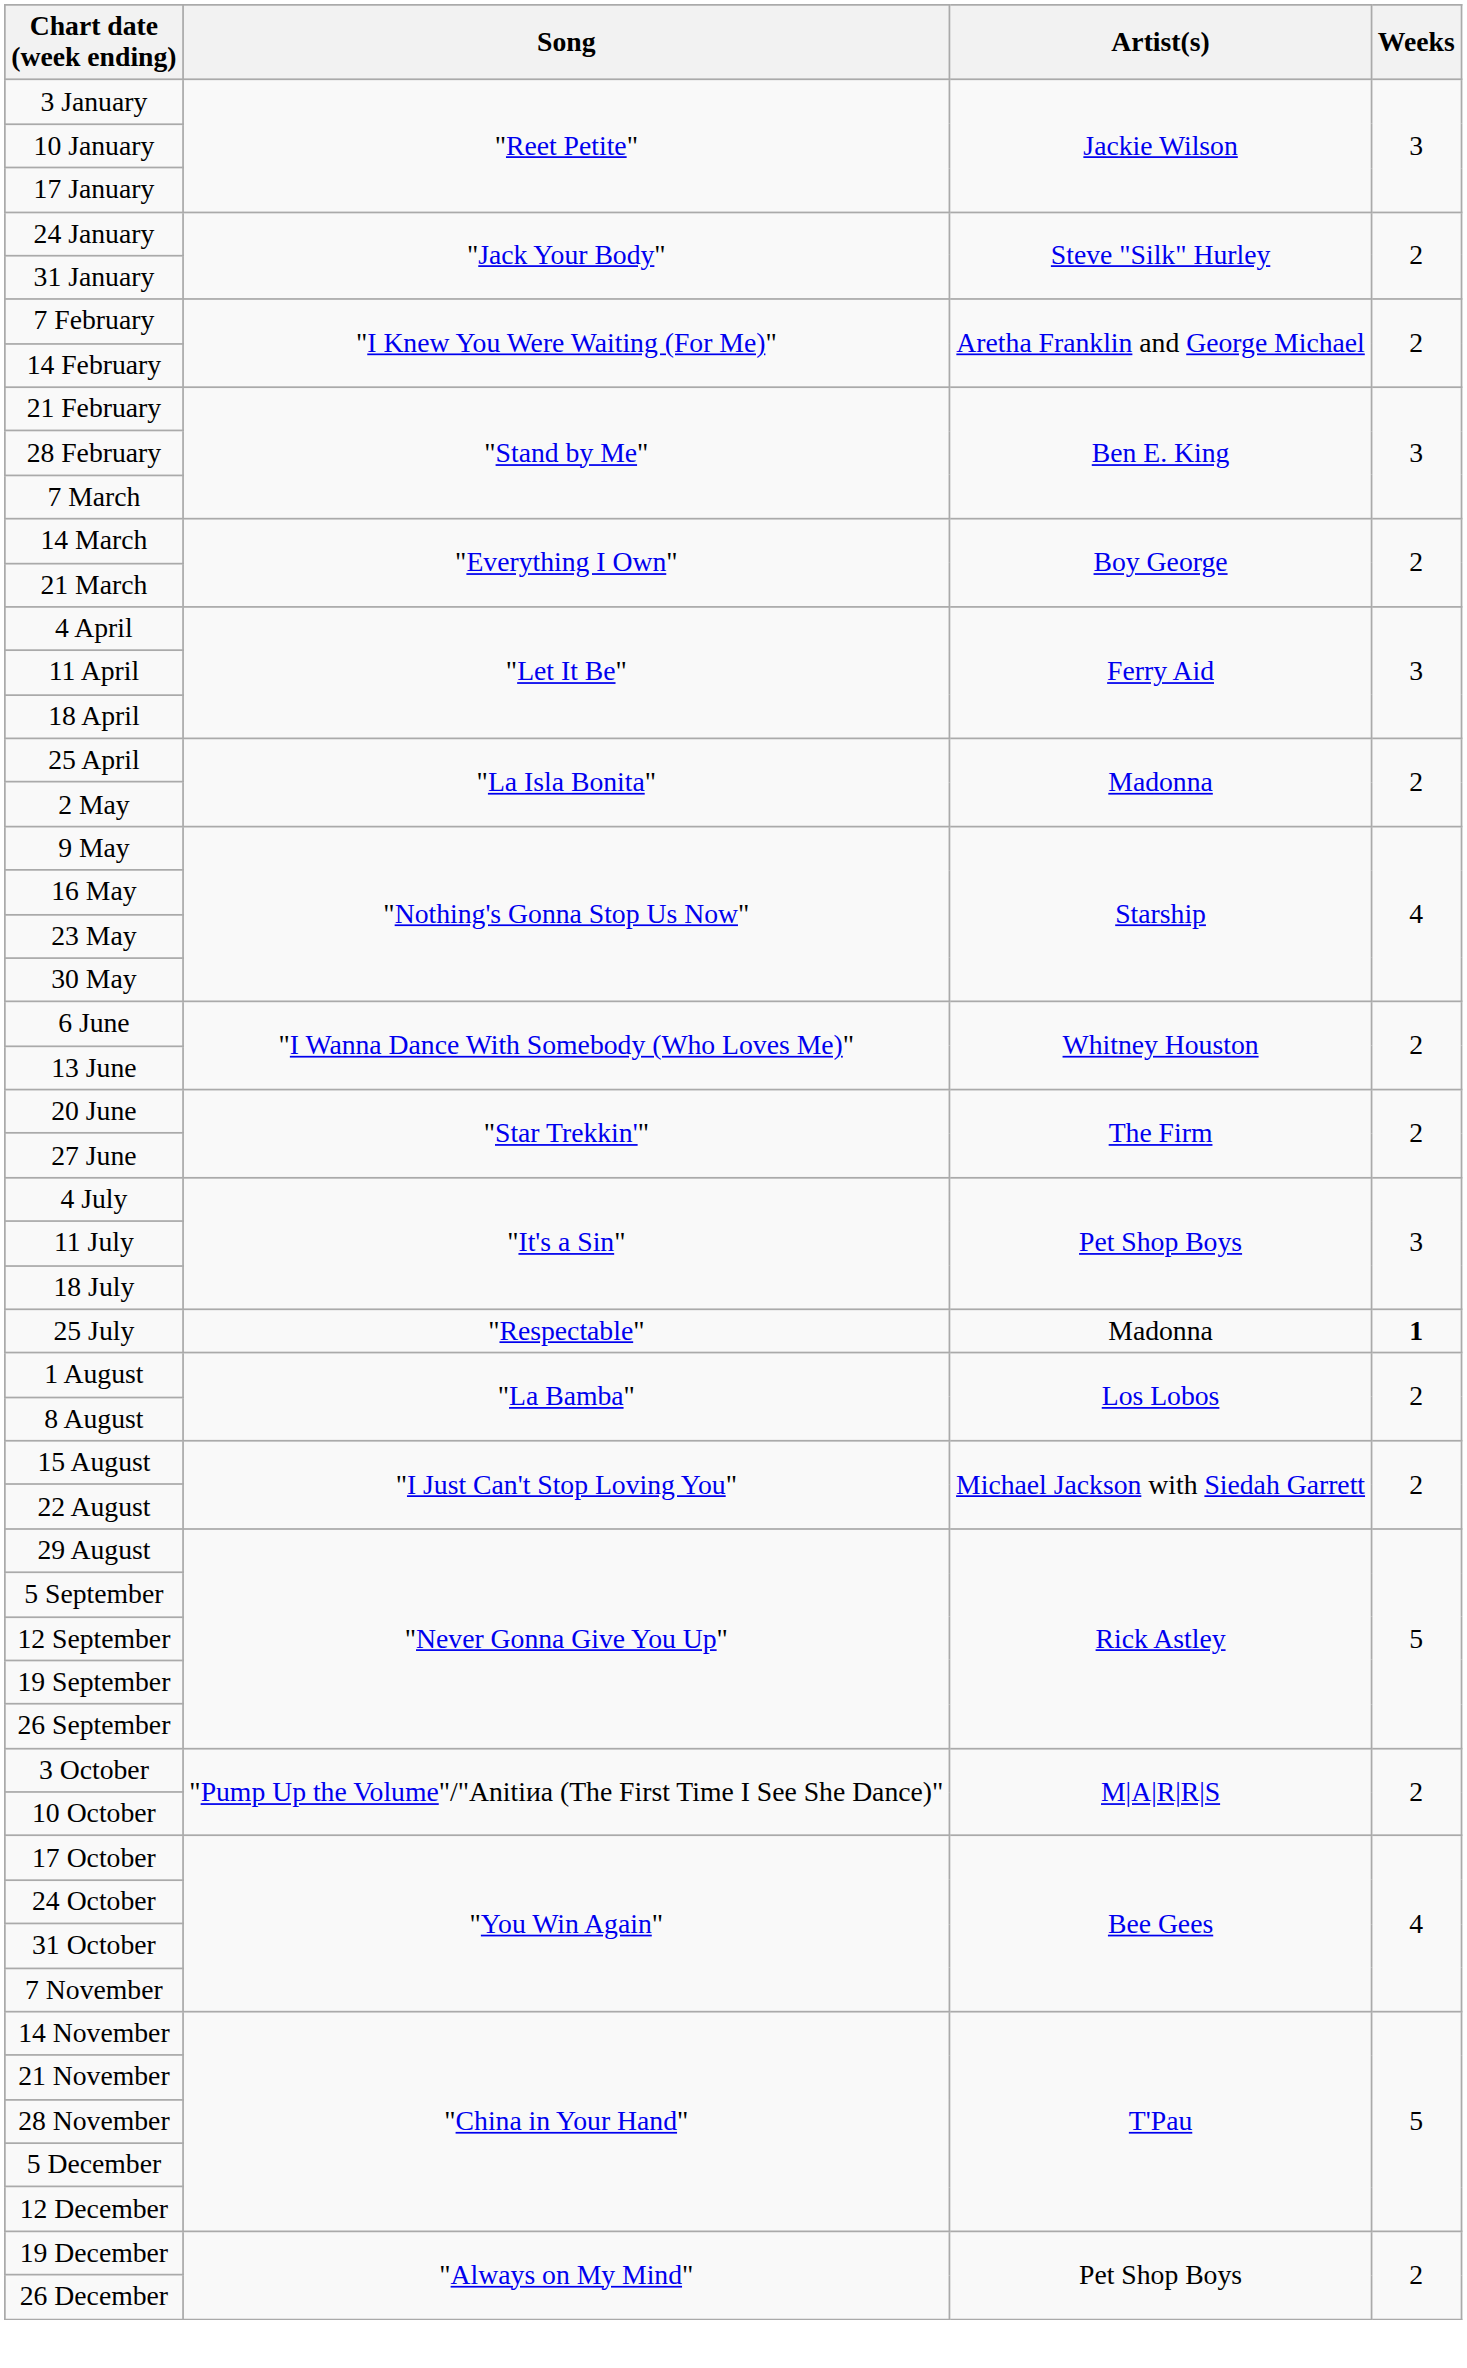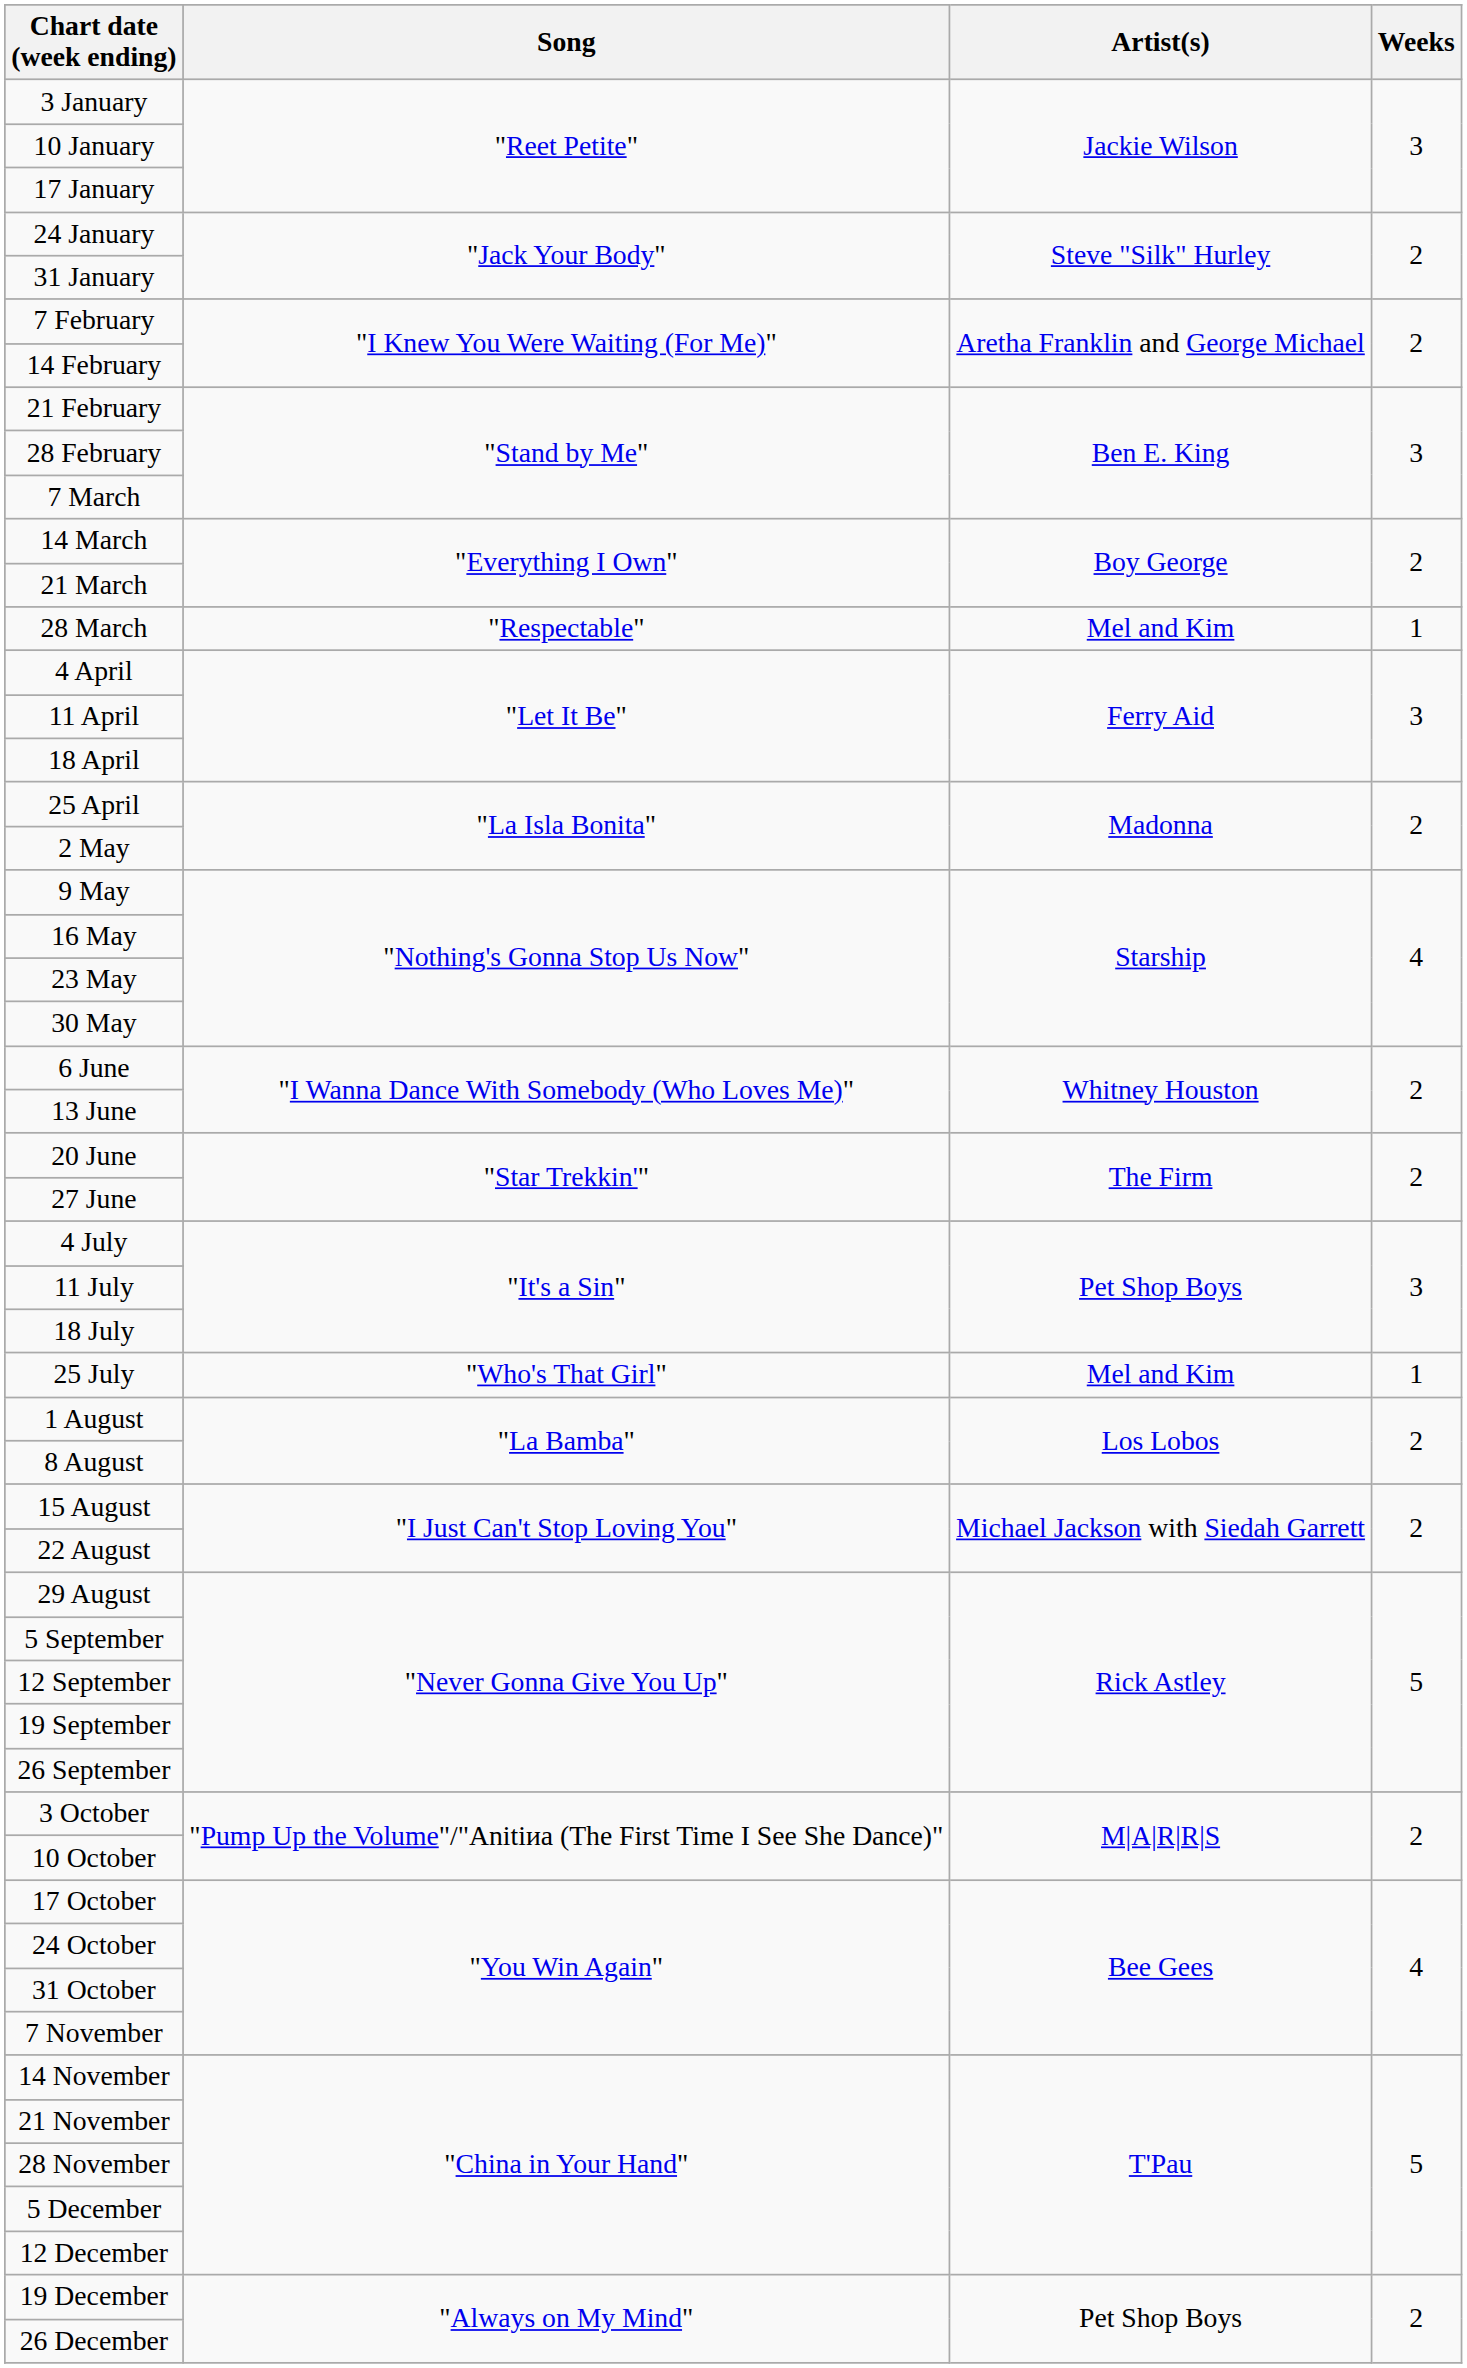+ row: (94, 628)
(566, 1330) "Respectable" -> (566, 1374) "Who's That Girl"
(1161, 1330) Madonna -> (1161, 1374) Mel and Kim
(1416, 1330) bold -> (1416, 1374) normal
